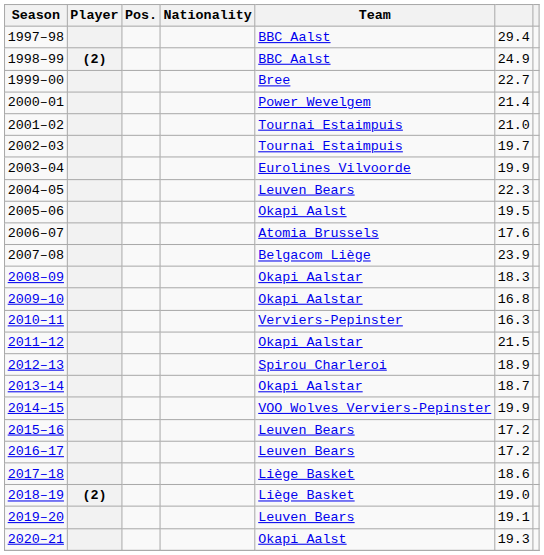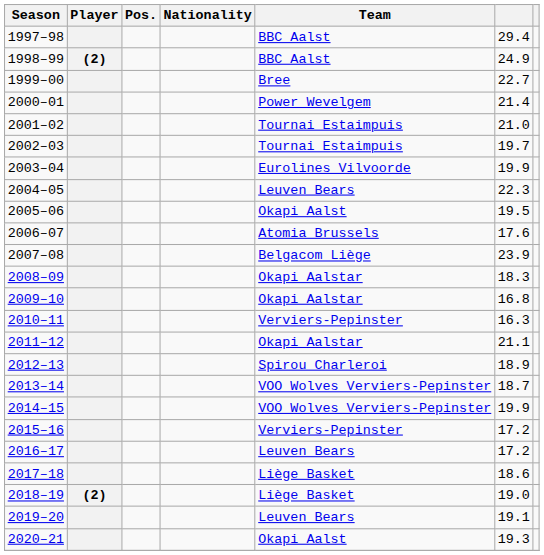(514, 343) 21.5 -> (514, 343) 21.1
(310, 386) Okapi Aalstar -> (375, 386) VOO Wolves Verviers-Pepinster
(306, 430) Leuven Bears -> (331, 430) Verviers-Pepinster
